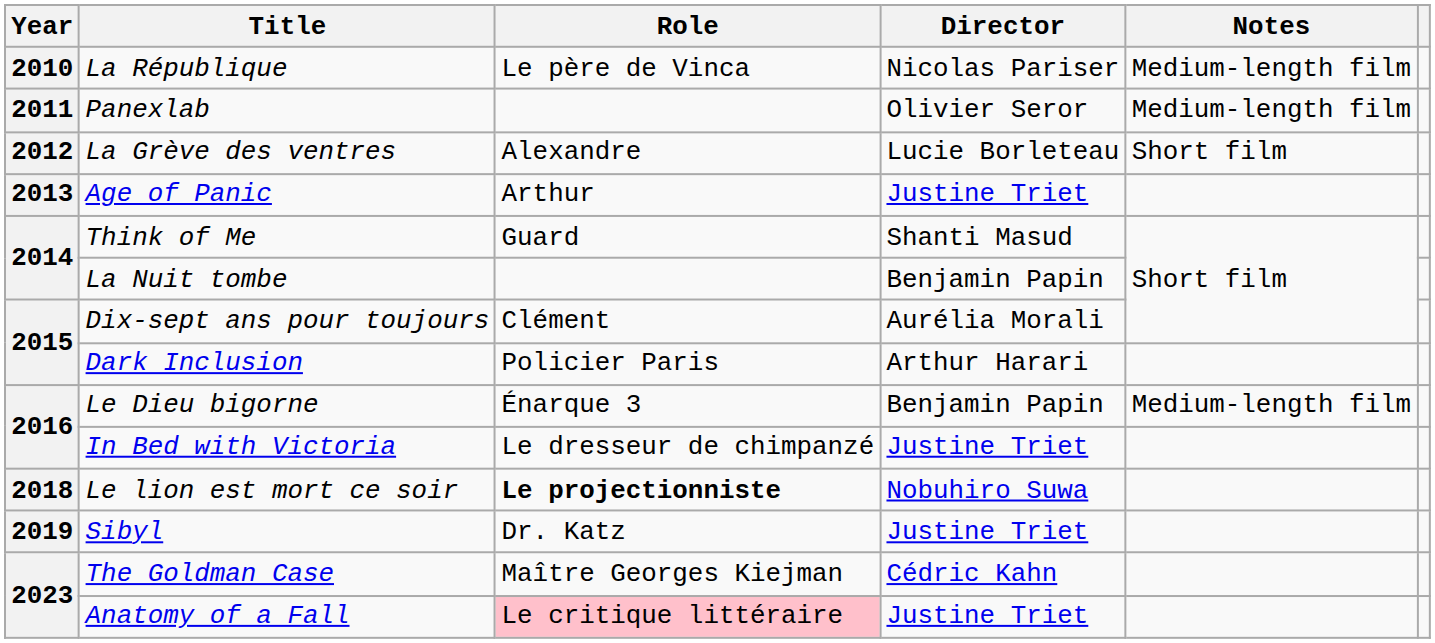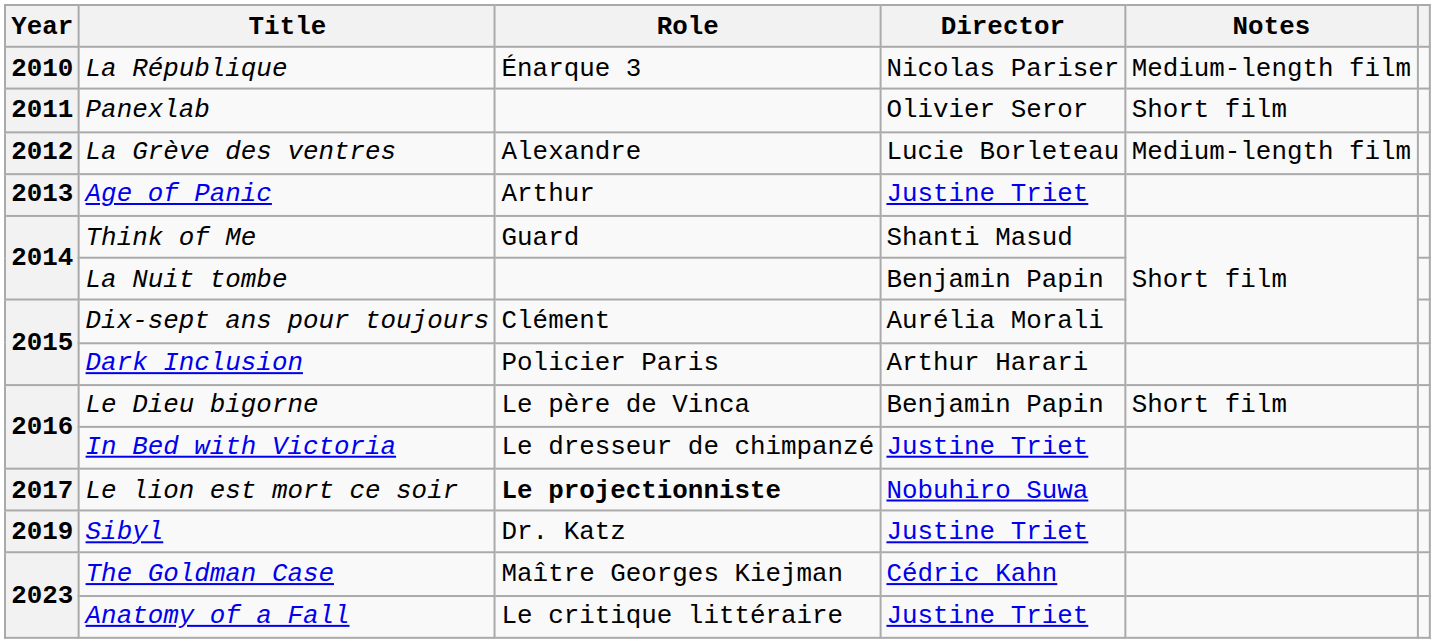(626, 68) Le père de Vinca -> (571, 68) Énarque 3
(1271, 110) Medium-length film -> (1209, 110) Short film
(1209, 153) Short film -> (1271, 153) Medium-length film
(571, 406) Énarque 3 -> (626, 406) Le père de Vinca
(1271, 406) Medium-length film -> (1209, 406) Short film
(42, 490) 2018 -> (42, 490) 2017
(672, 616) pink background -> (672, 616) no background
